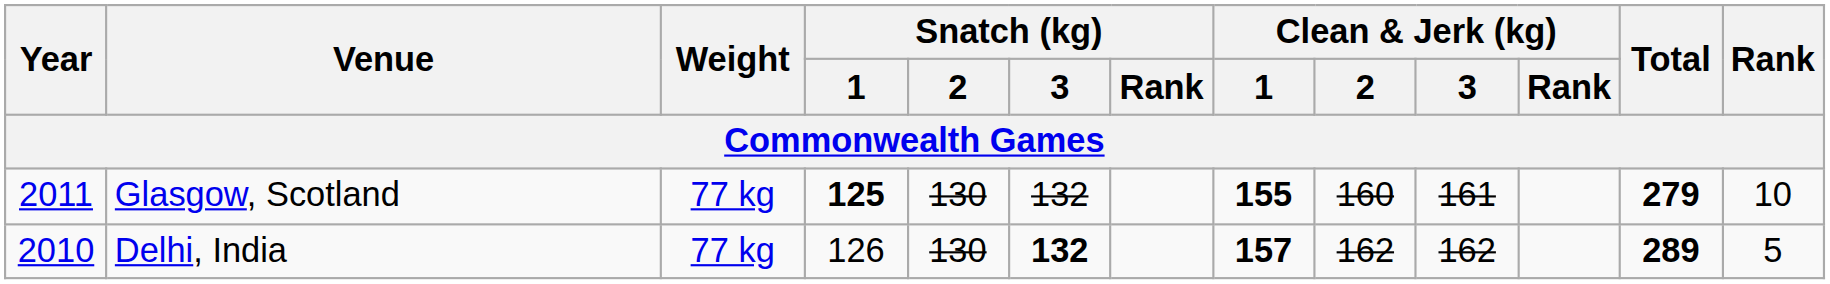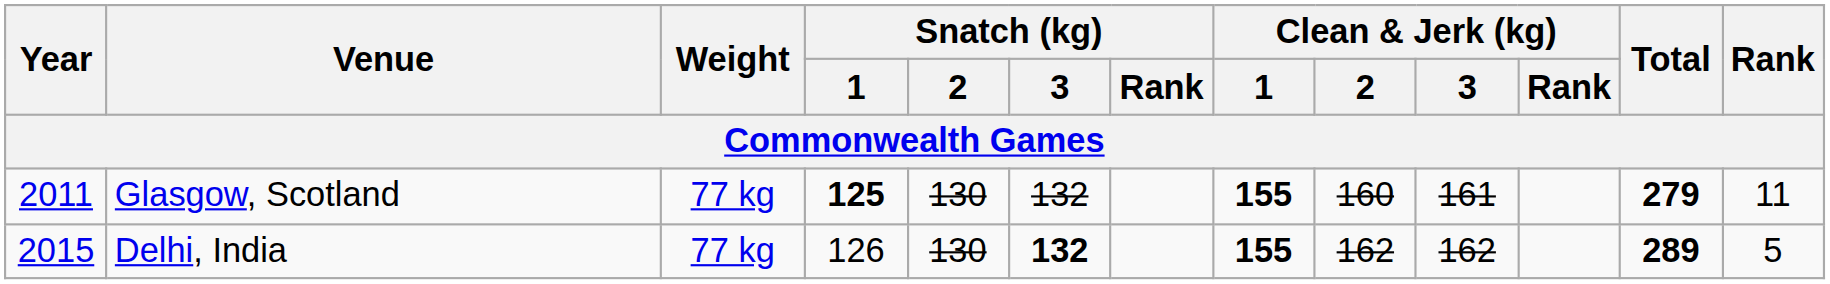(1773, 195) 10 -> (1773, 195) 11
(56, 250) 2010 -> (56, 250) 2015
(1263, 250) 157 -> (1263, 250) 155
